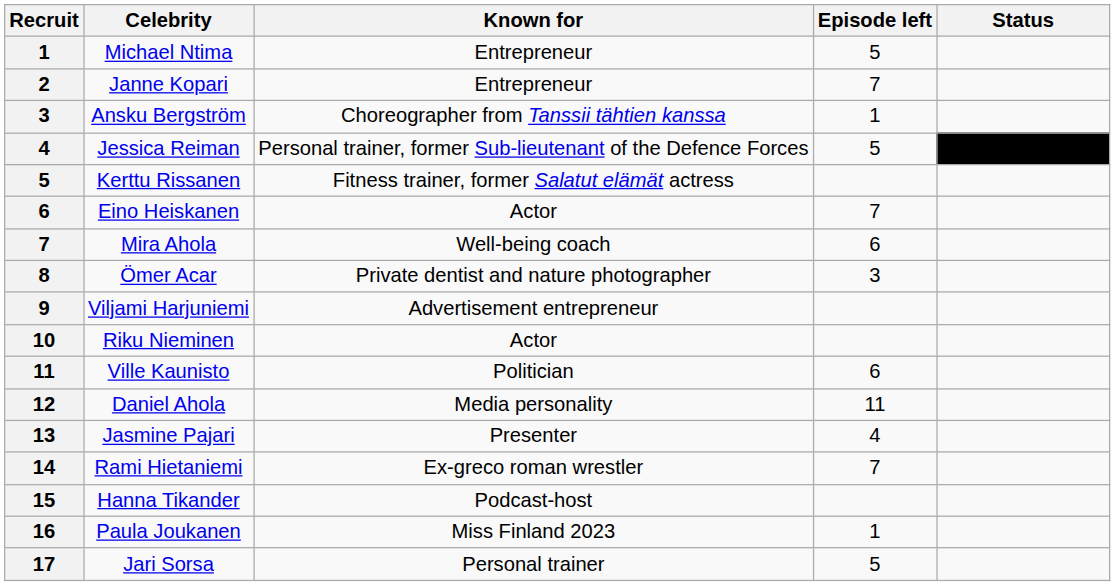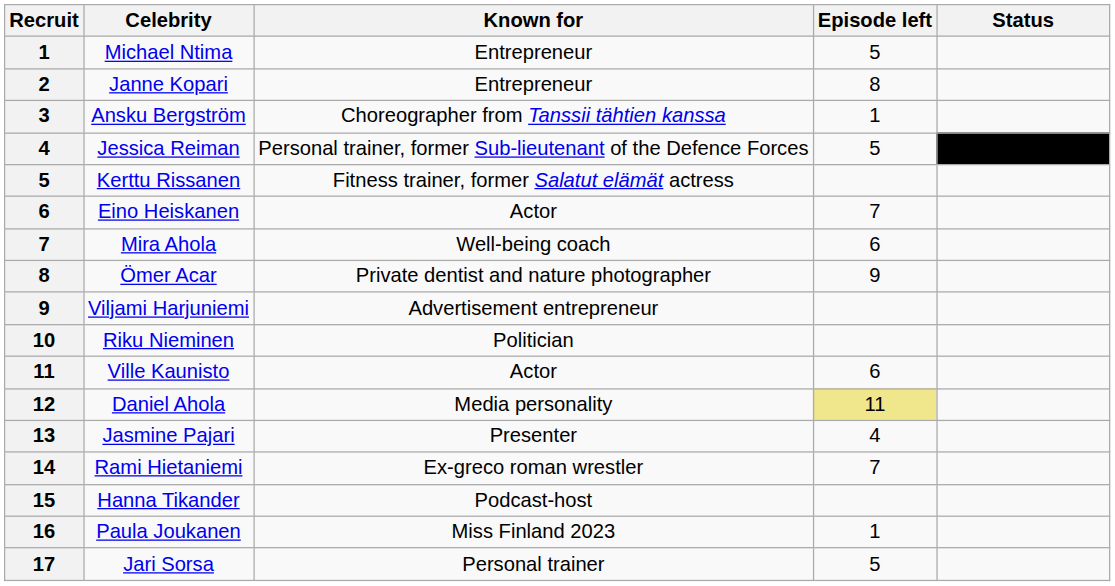(875, 84) 7 -> (875, 84) 8
(875, 276) 3 -> (875, 276) 9
(533, 340) Actor -> (533, 340) Politician
(533, 372) Politician -> (533, 372) Actor
(875, 404) no background -> (875, 404) khaki background
